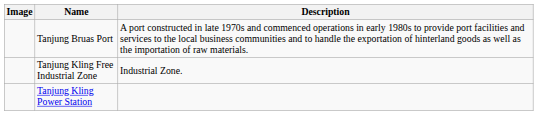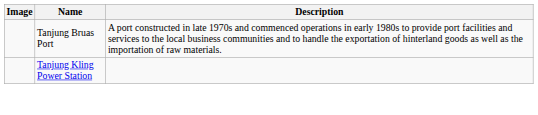- row: (75, 70)
